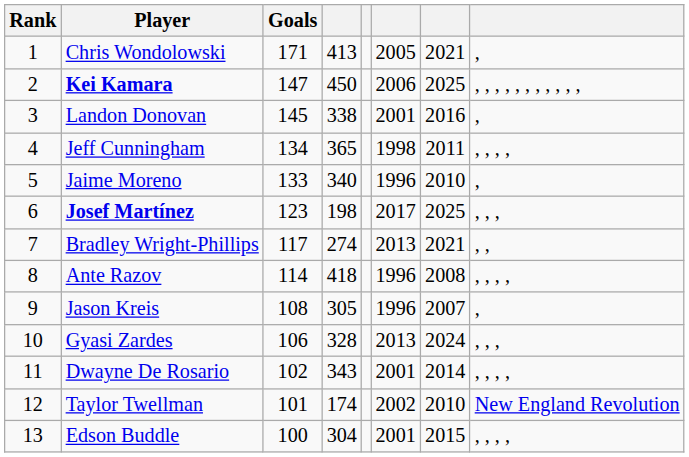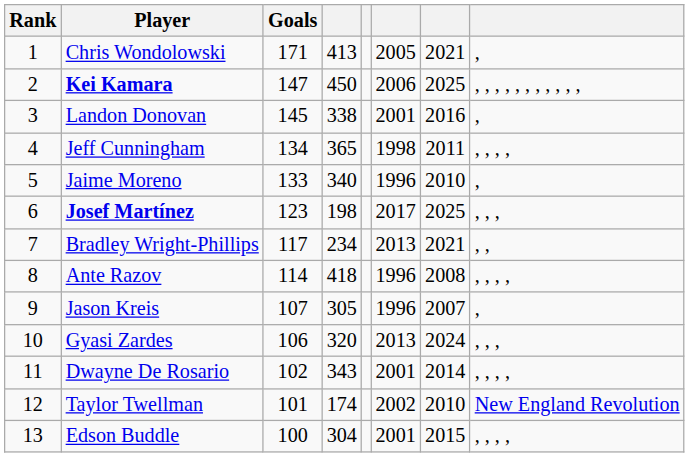(342, 244) 274 -> (342, 244) 234
(293, 308) 108 -> (293, 308) 107
(342, 340) 328 -> (342, 340) 320
